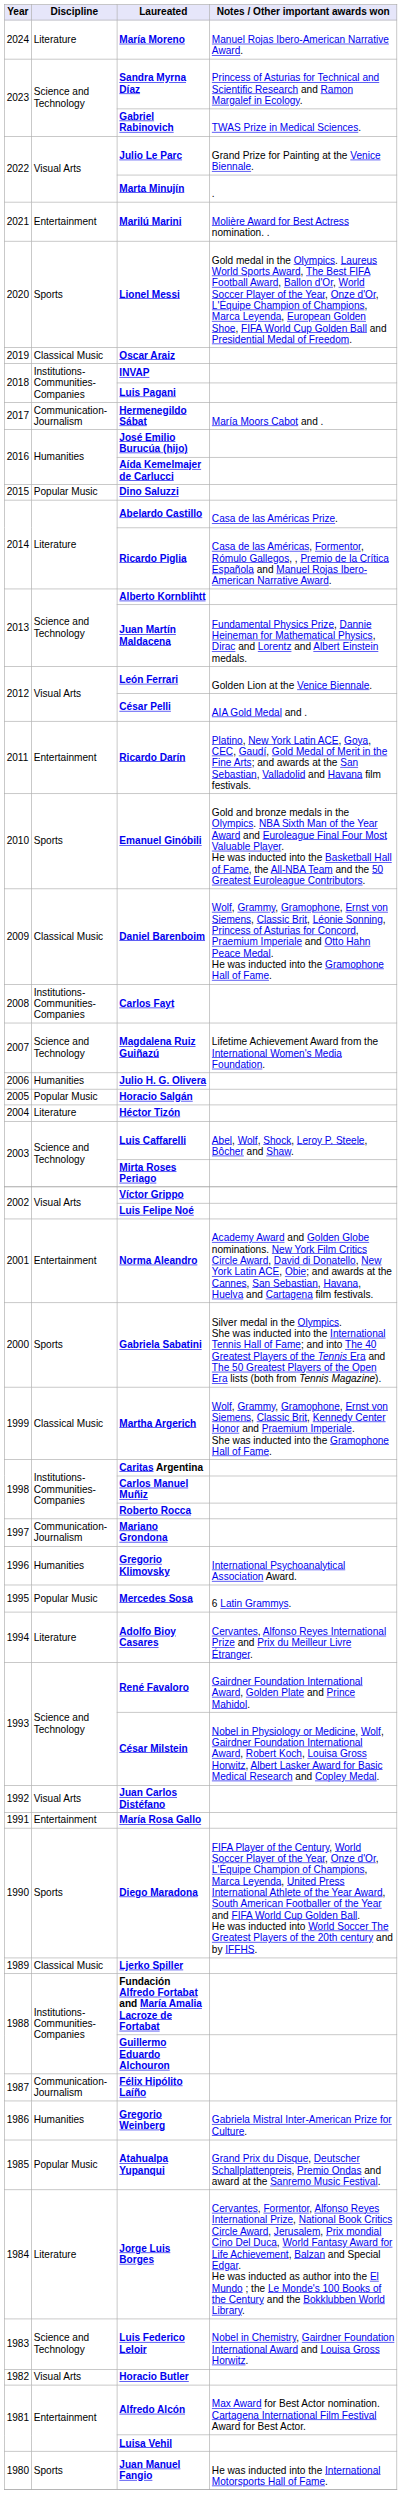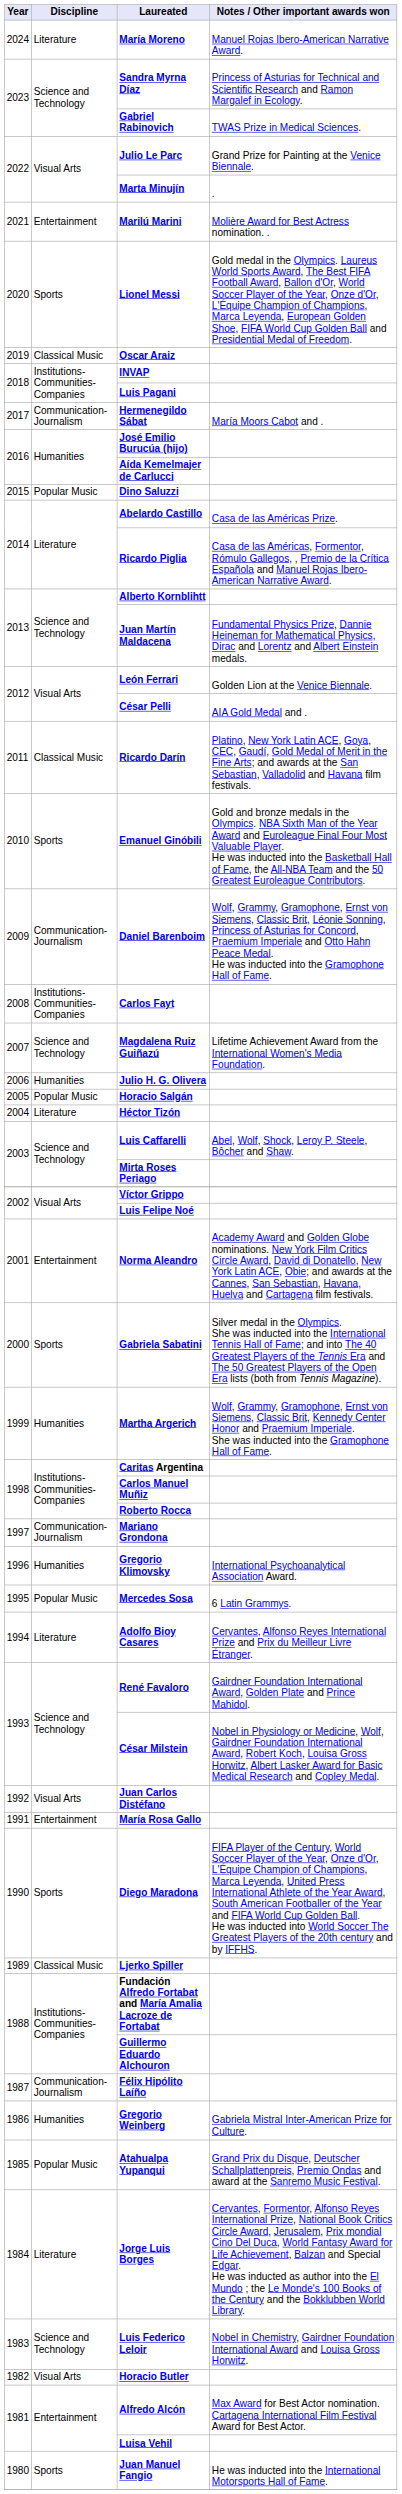(65, 757) Entertainment -> (68, 757) Classical Music
(68, 936) Classical Music -> (70, 936) Communication-Journalism
(68, 1423) Classical Music -> (59, 1423) Humanities
